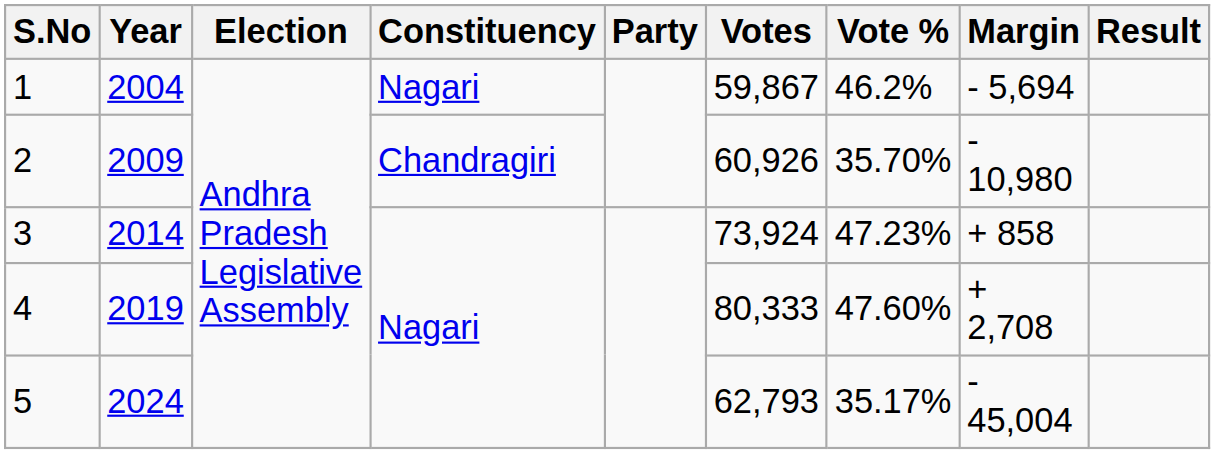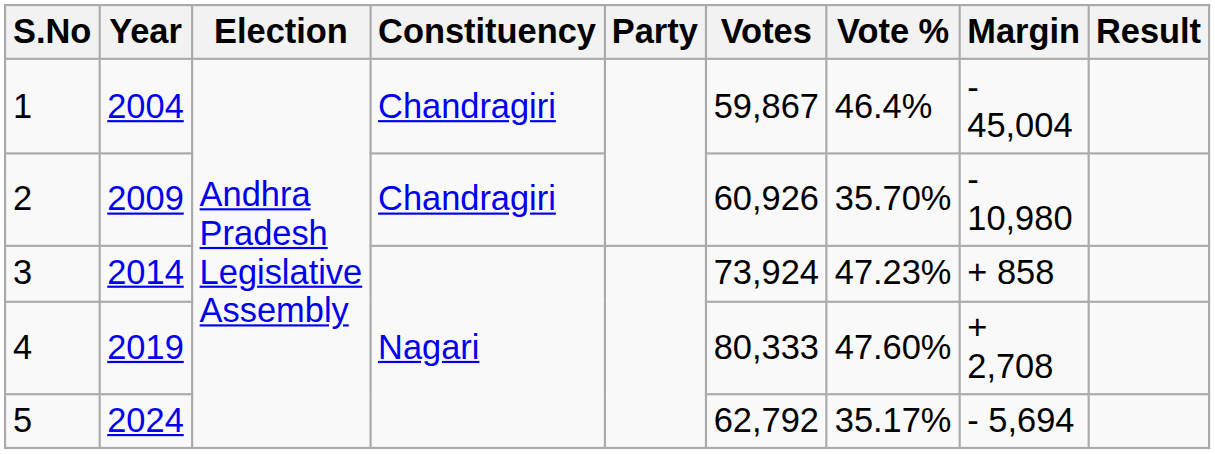(429, 86) Nagari -> (467, 105) Chandragiri
(884, 86) 46.2% -> (884, 105) 46.4%
(1021, 86) - 5,694 -> (1020, 105) - 45,004
(766, 401) 62,793 -> (766, 420) 62,792
(1020, 401) - 45,004 -> (1021, 420) - 5,694
